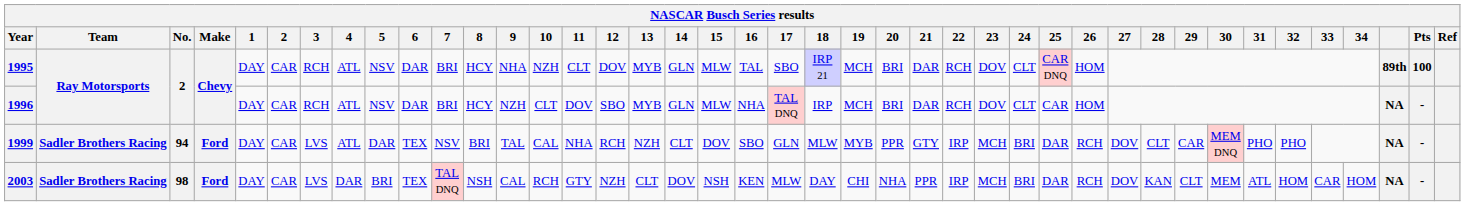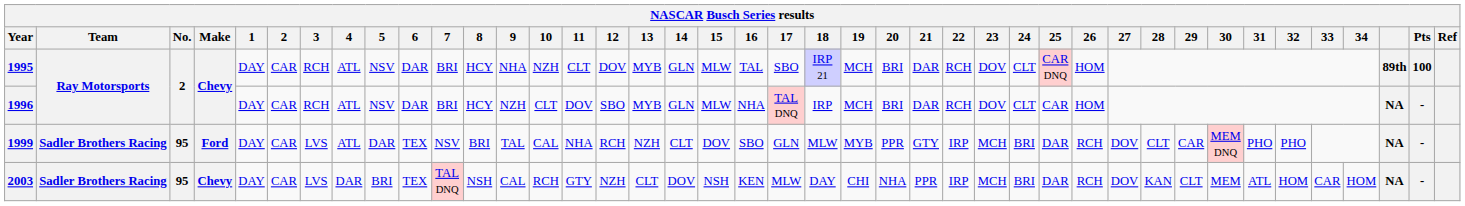(182, 143) 94 -> (182, 143) 95
(182, 181) 98 -> (182, 181) 95
(215, 181) Ford -> (215, 181) Chevy
